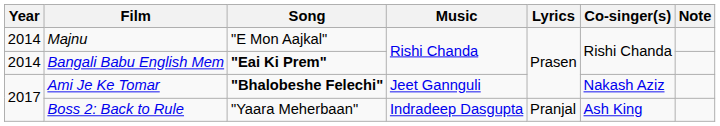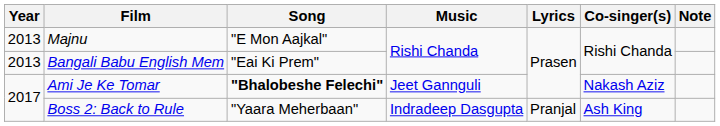(24, 39) 2014 -> (24, 39) 2013
(24, 62) 2014 -> (24, 62) 2013
(279, 62) bold -> (275, 62) normal
